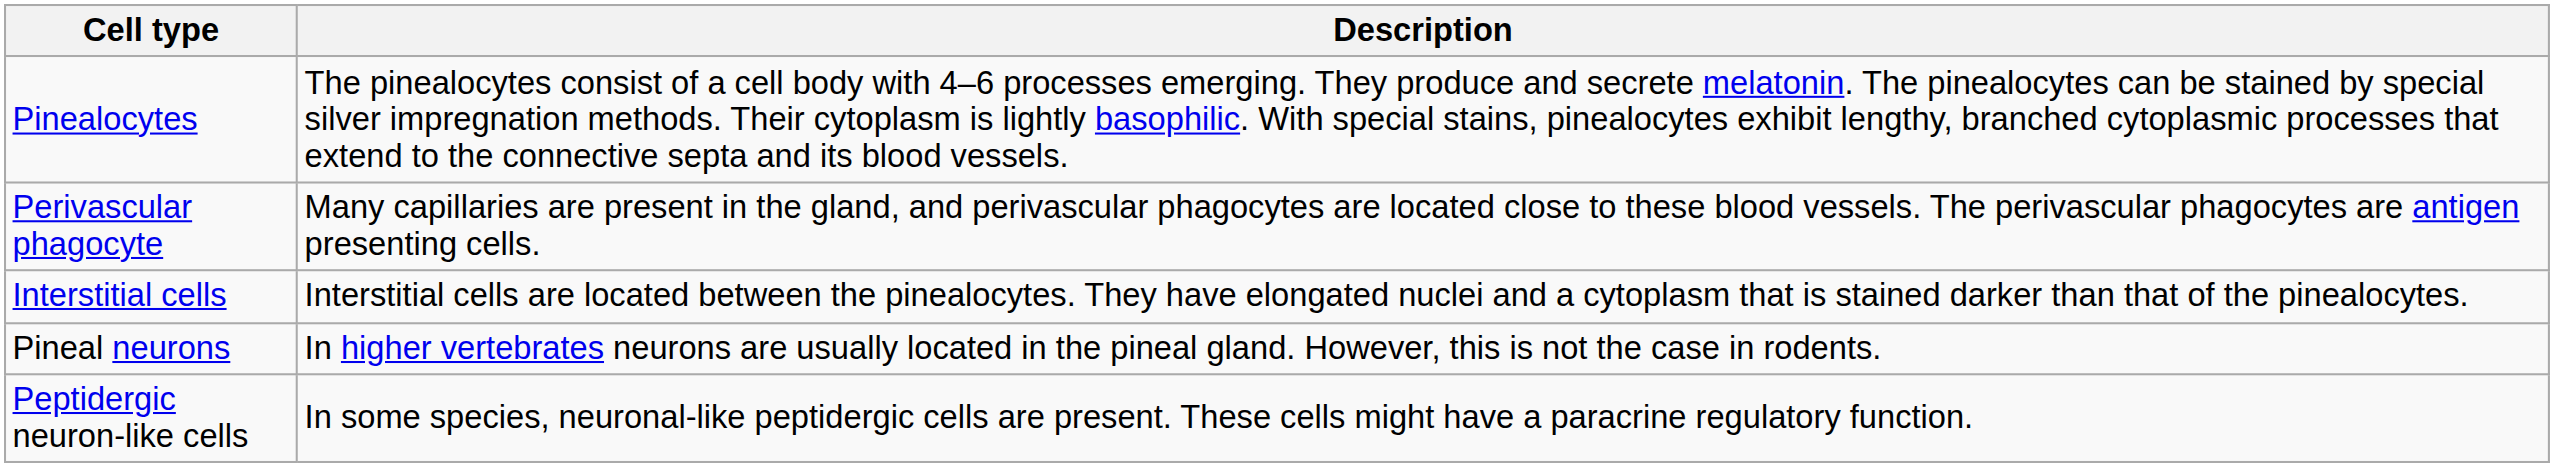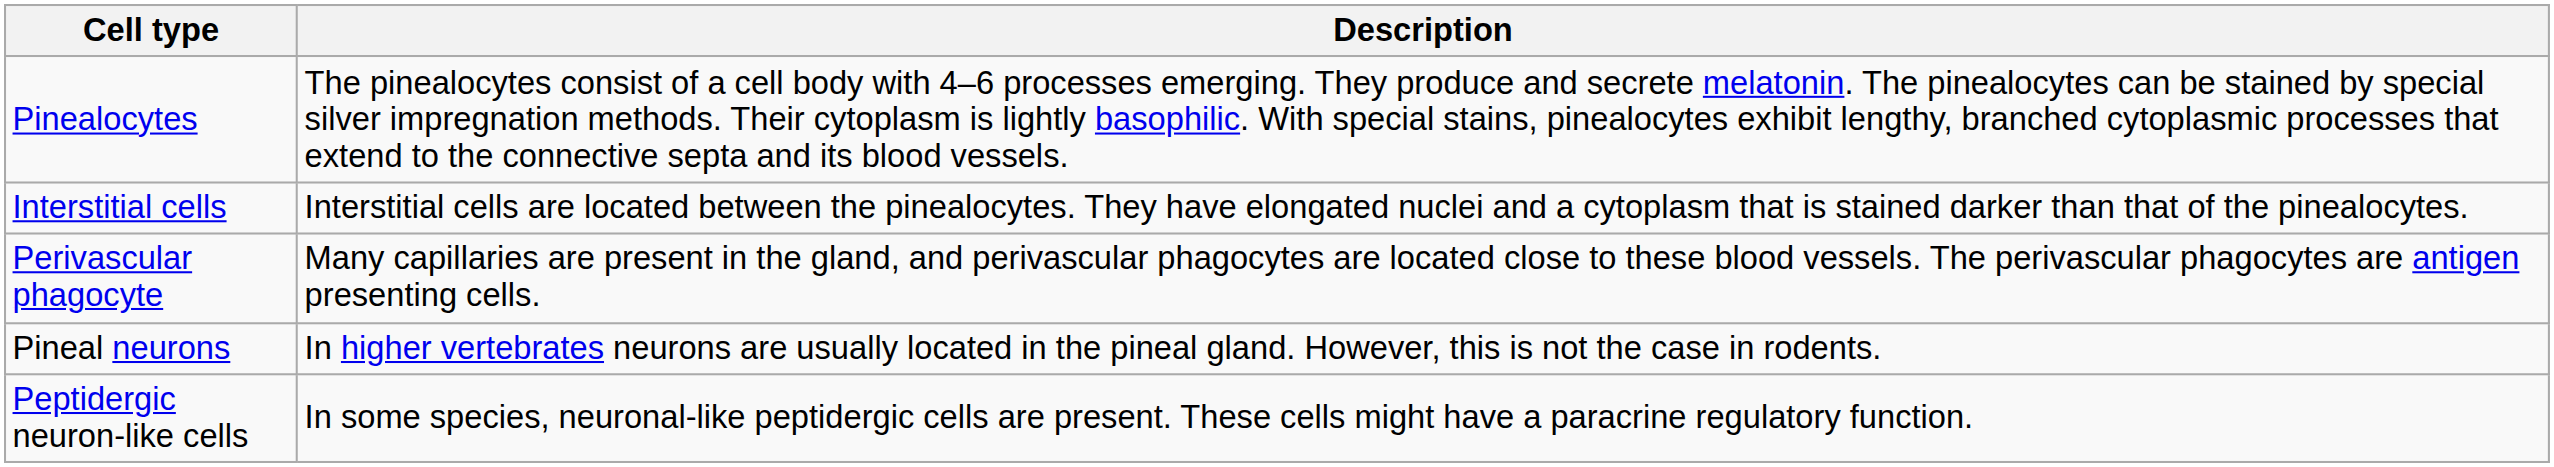rows swapped: (120, 295) <-> (102, 225)
